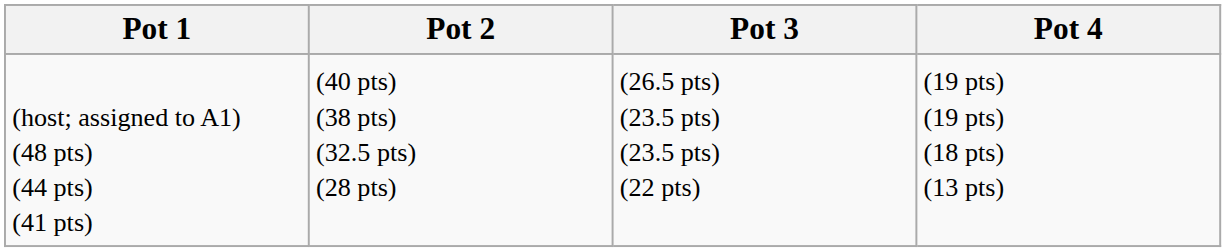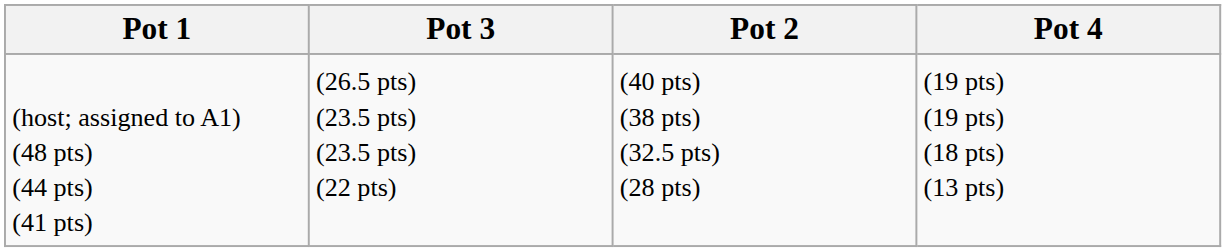columns swapped: (461, 29) <-> (764, 29)
